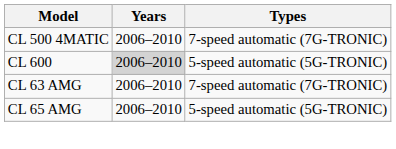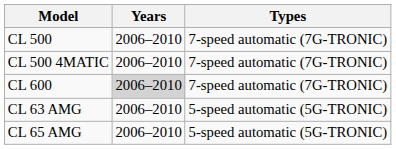+ row: (30, 39)
(288, 62) 5-speed automatic (5G-TRONIC) -> (288, 86) 7-speed automatic (7G-TRONIC)
(288, 86) 7-speed automatic (7G-TRONIC) -> (288, 109) 5-speed automatic (5G-TRONIC)
